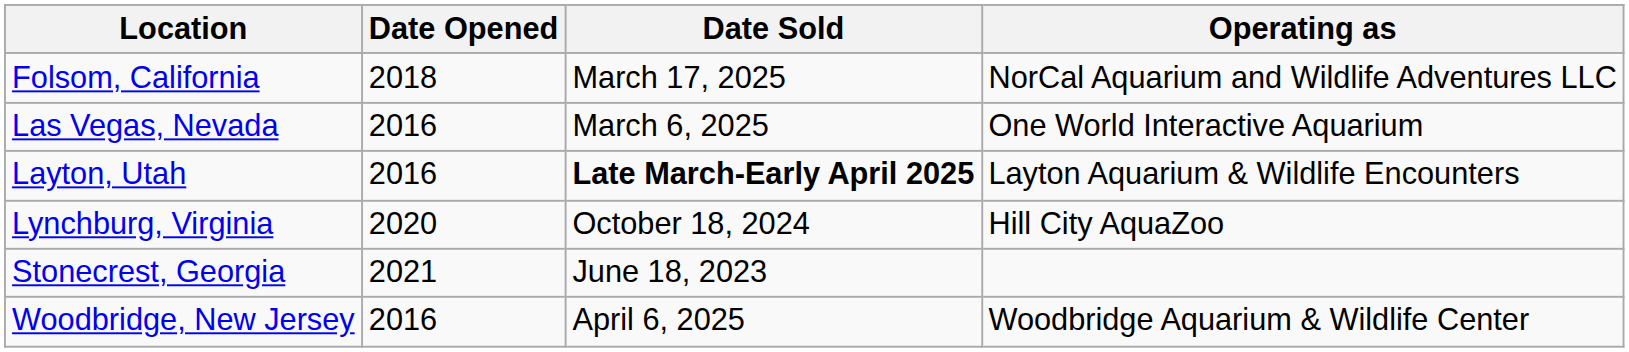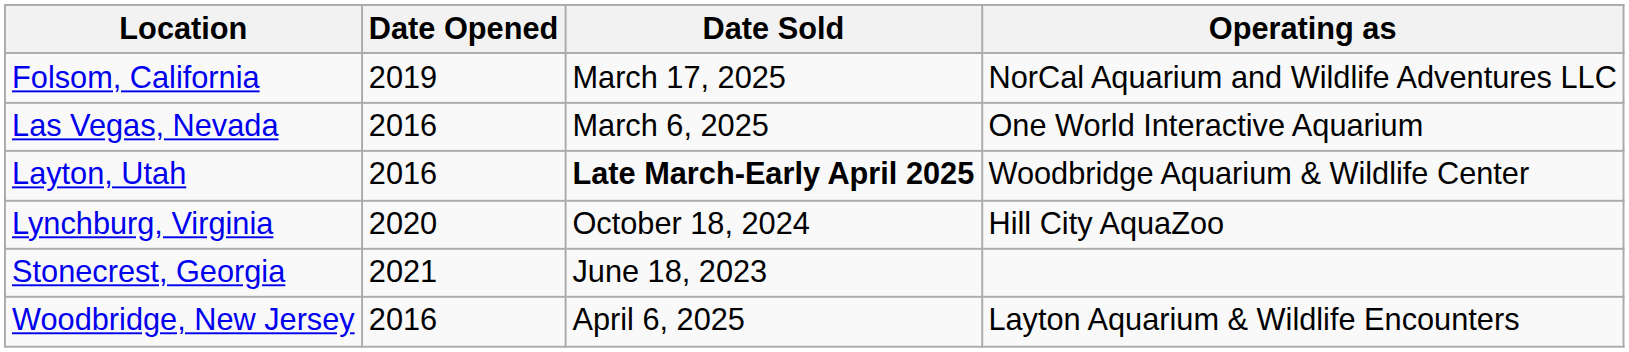(403, 77) 2018 -> (403, 77) 2019
(1254, 175) Layton Aquarium & Wildlife Encounters -> (1259, 175) Woodbridge Aquarium & Wildlife Center
(1259, 321) Woodbridge Aquarium & Wildlife Center -> (1254, 321) Layton Aquarium & Wildlife Encounters
